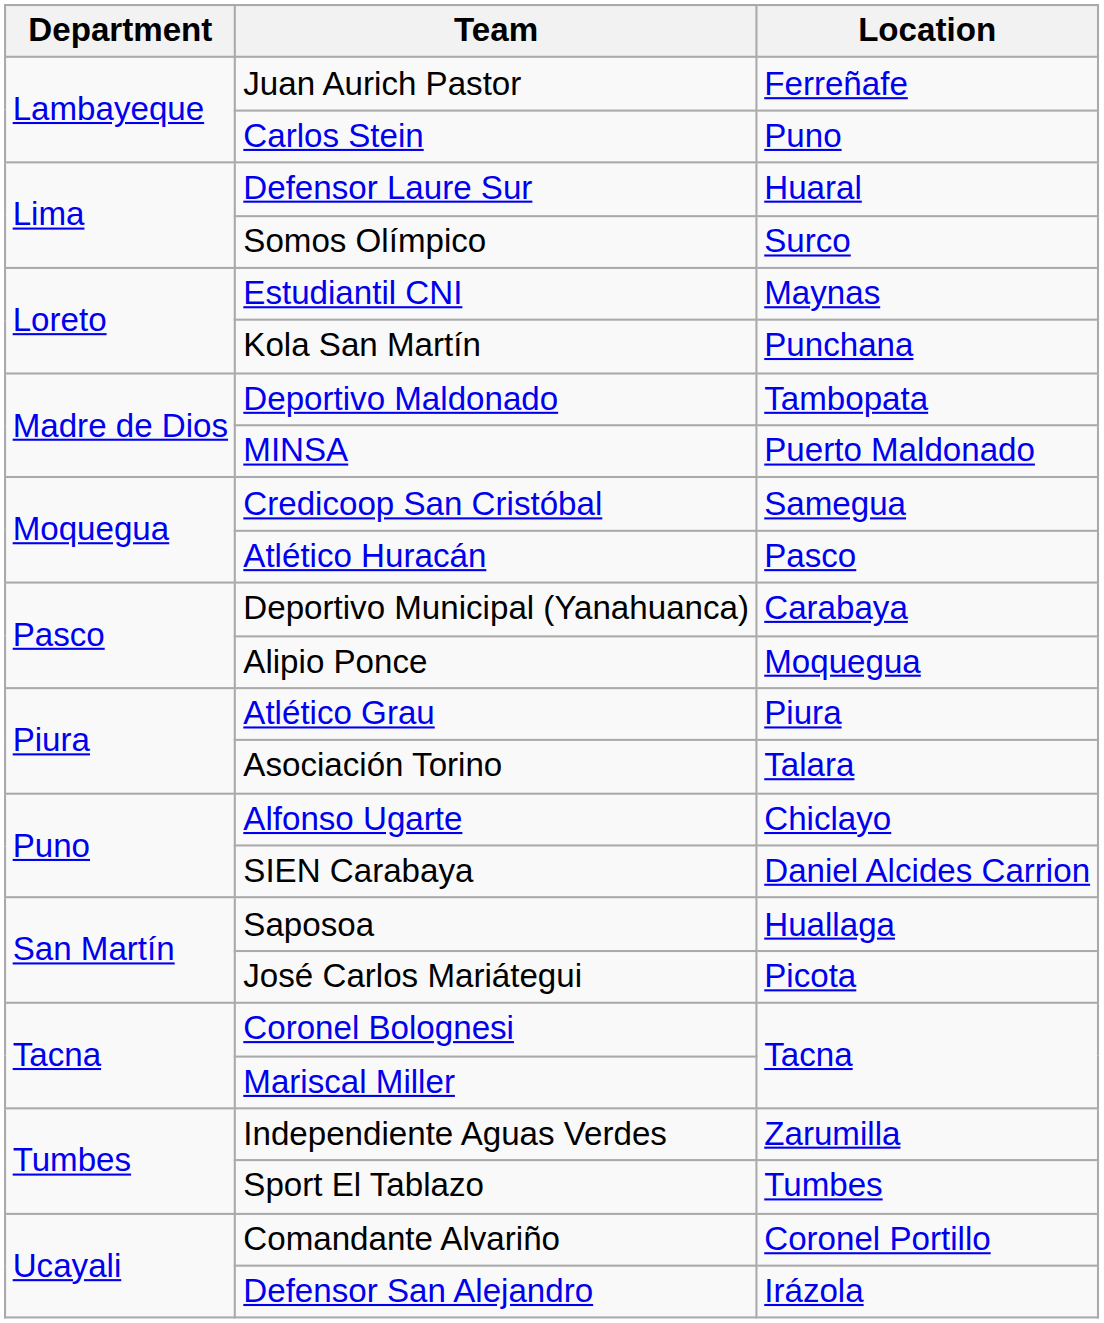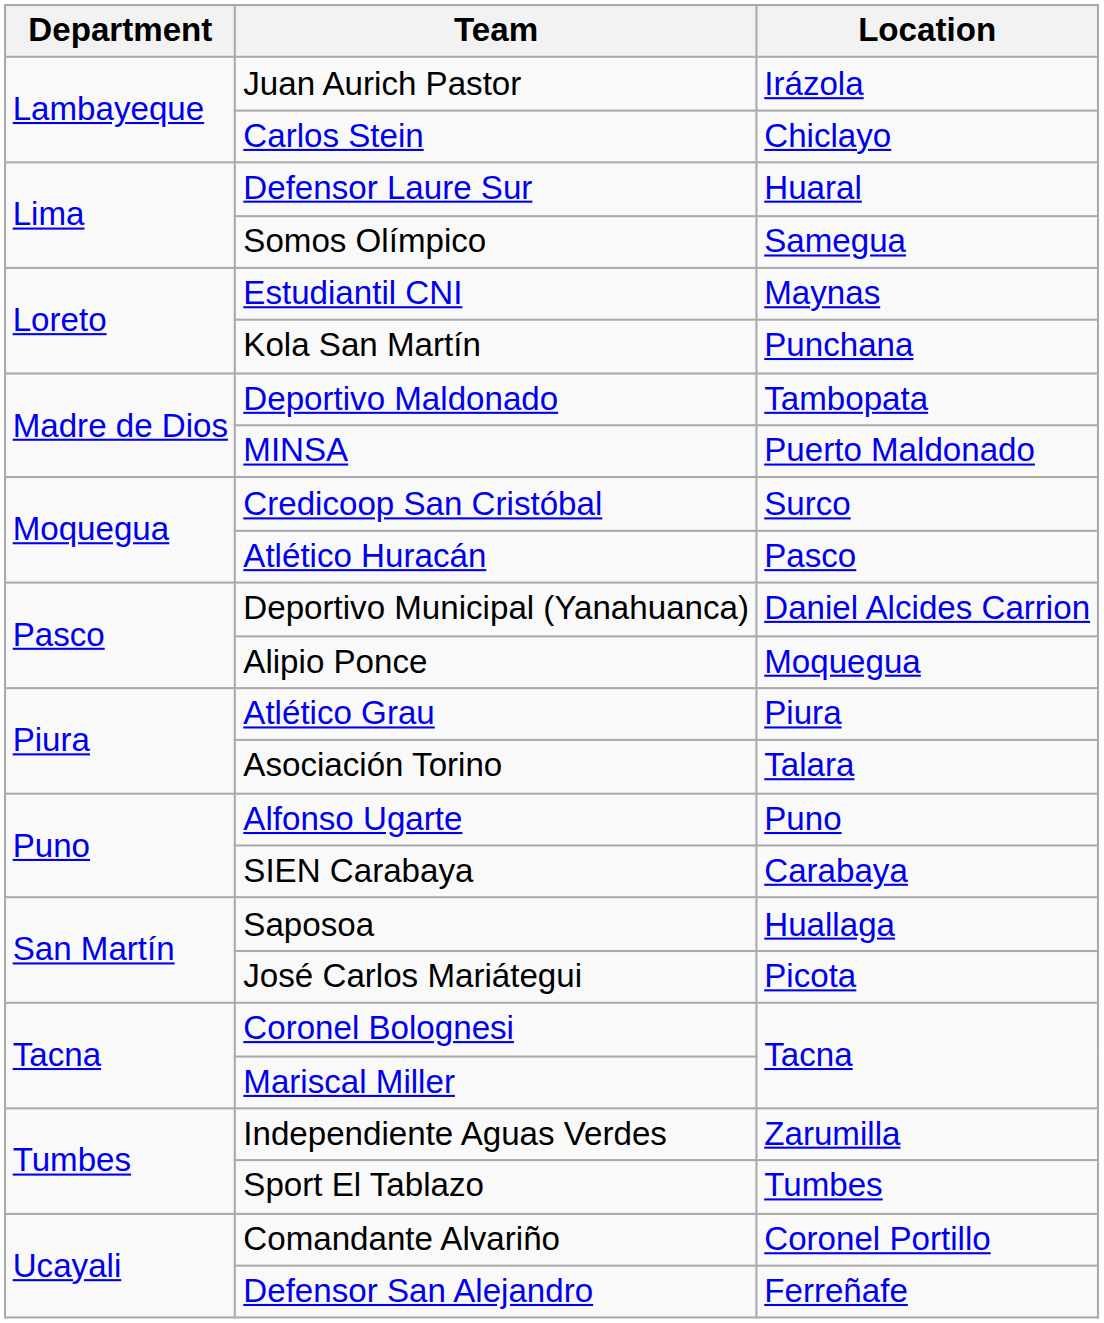(836, 83) Ferreñafe -> (814, 83) Irázola
(803, 135) Puno -> (828, 135) Chiclayo
(807, 240) Surco -> (835, 240) Samegua
(835, 503) Samegua -> (807, 503) Surco
(836, 608) Carabaya -> (927, 608) Daniel Alcides Carrion
(828, 818) Chiclayo -> (803, 818) Puno
(927, 871) Daniel Alcides Carrion -> (836, 871) Carabaya
(814, 1291) Irázola -> (836, 1291) Ferreñafe
